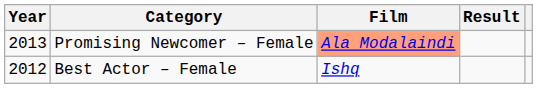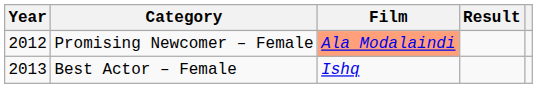(28, 44) 2013 -> (28, 44) 2012
(28, 70) 2012 -> (28, 70) 2013
